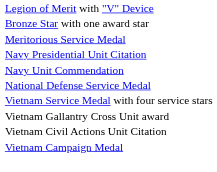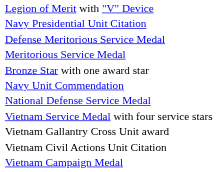rows swapped: (77, 23) <-> (76, 54)
+ row: (85, 39)
